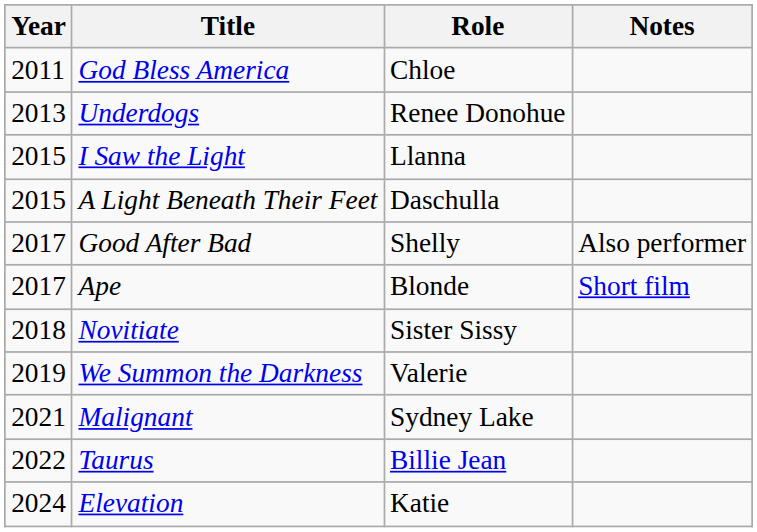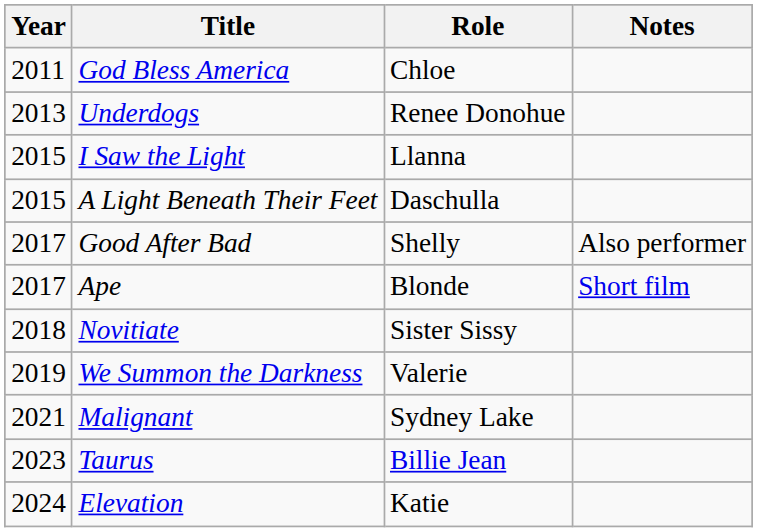(39, 460) 2022 -> (39, 460) 2023
